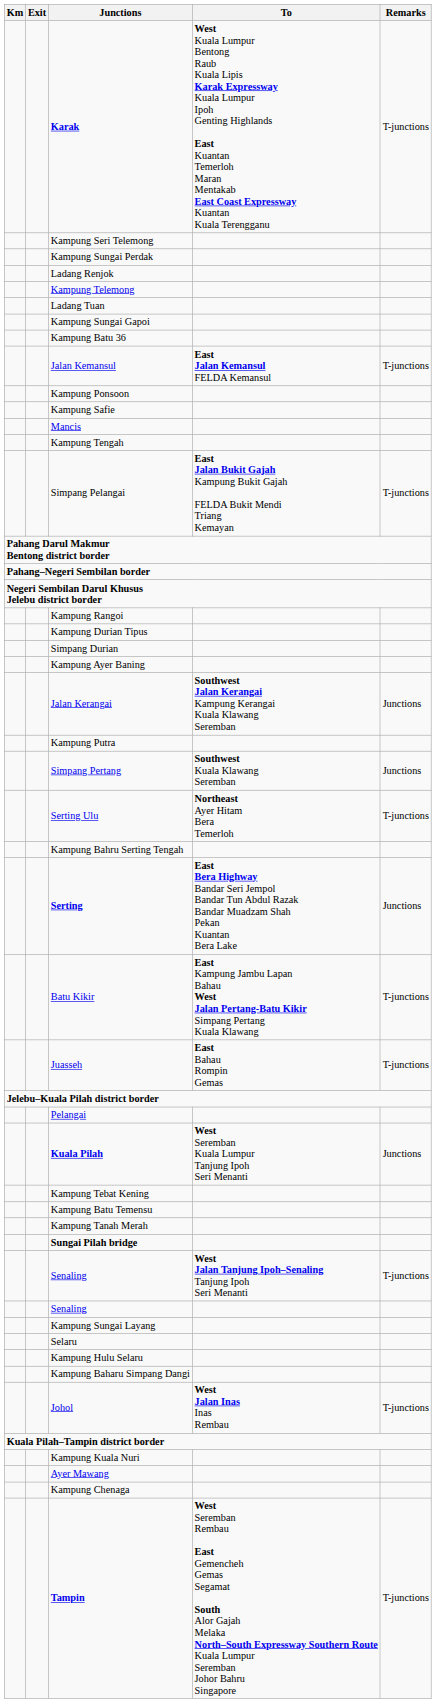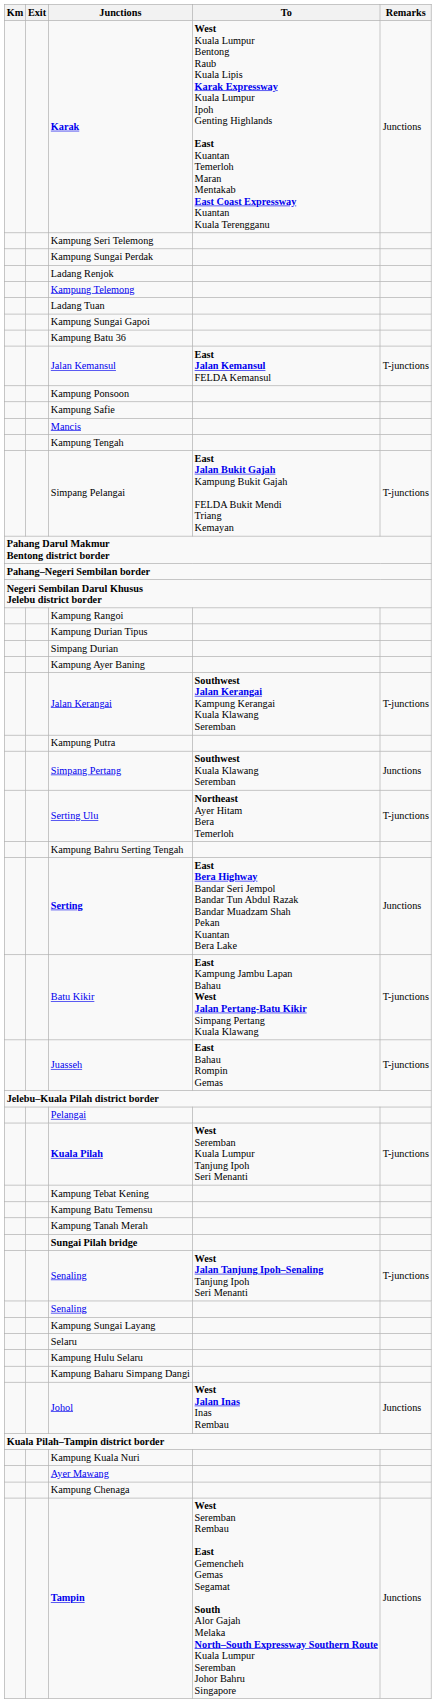(406, 126) T-junctions -> (402, 126) Junctions
(402, 703) Junctions -> (406, 703) T-junctions
(402, 1154) Junctions -> (406, 1154) T-junctions
(406, 1407) T-junctions -> (402, 1407) Junctions
(406, 1598) T-junctions -> (402, 1598) Junctions
